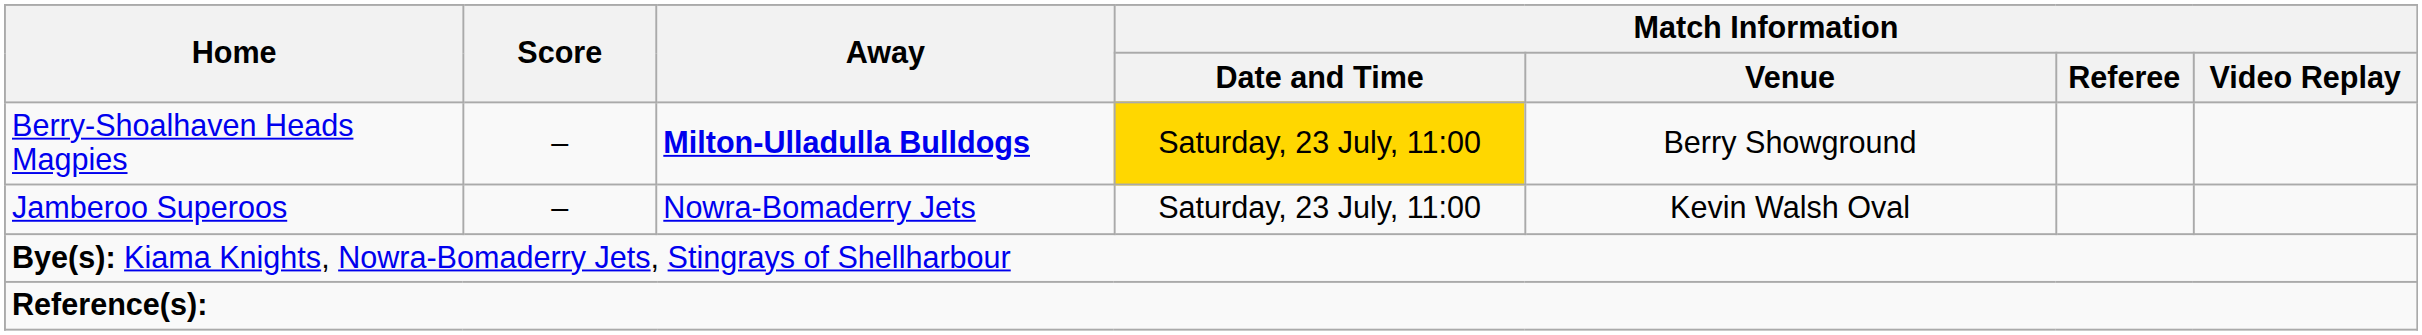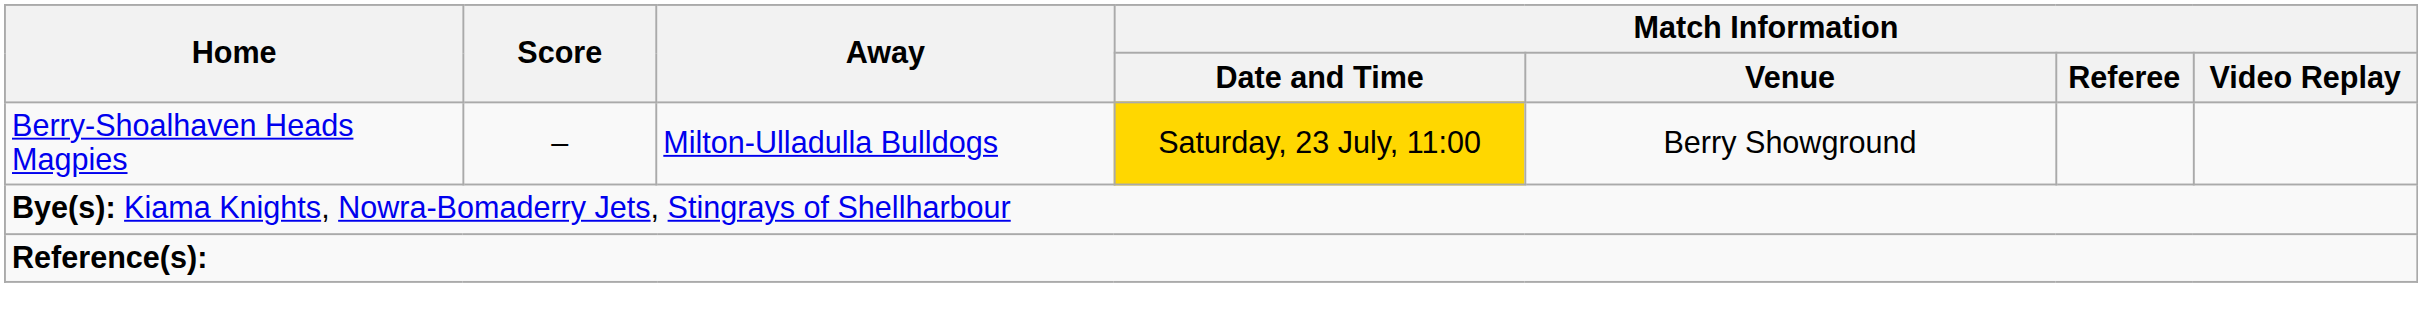(847, 142) bold -> (831, 142) normal
- row: (150, 208)
